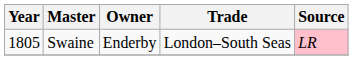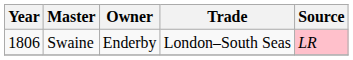(24, 42) 1805 -> (24, 42) 1806
